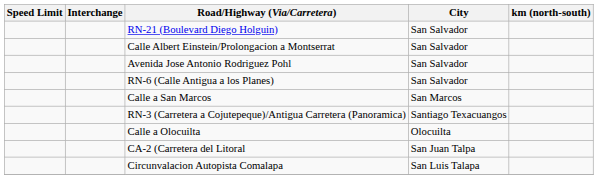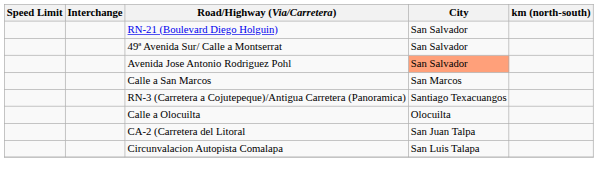- row: (231, 47)
+ row: (205, 47)
(439, 64) no background -> (439, 64) lightsalmon background
- row: (201, 81)
